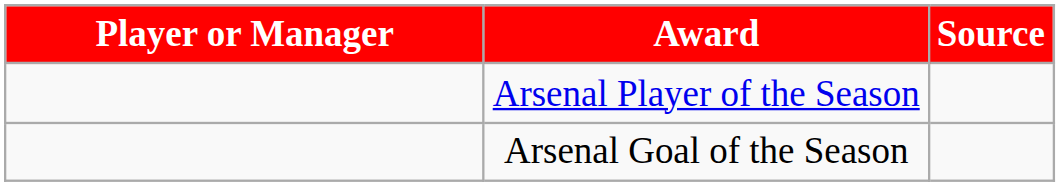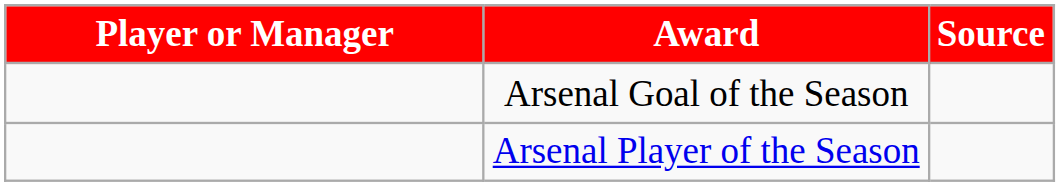rows swapped: (706, 92) <-> (706, 151)
